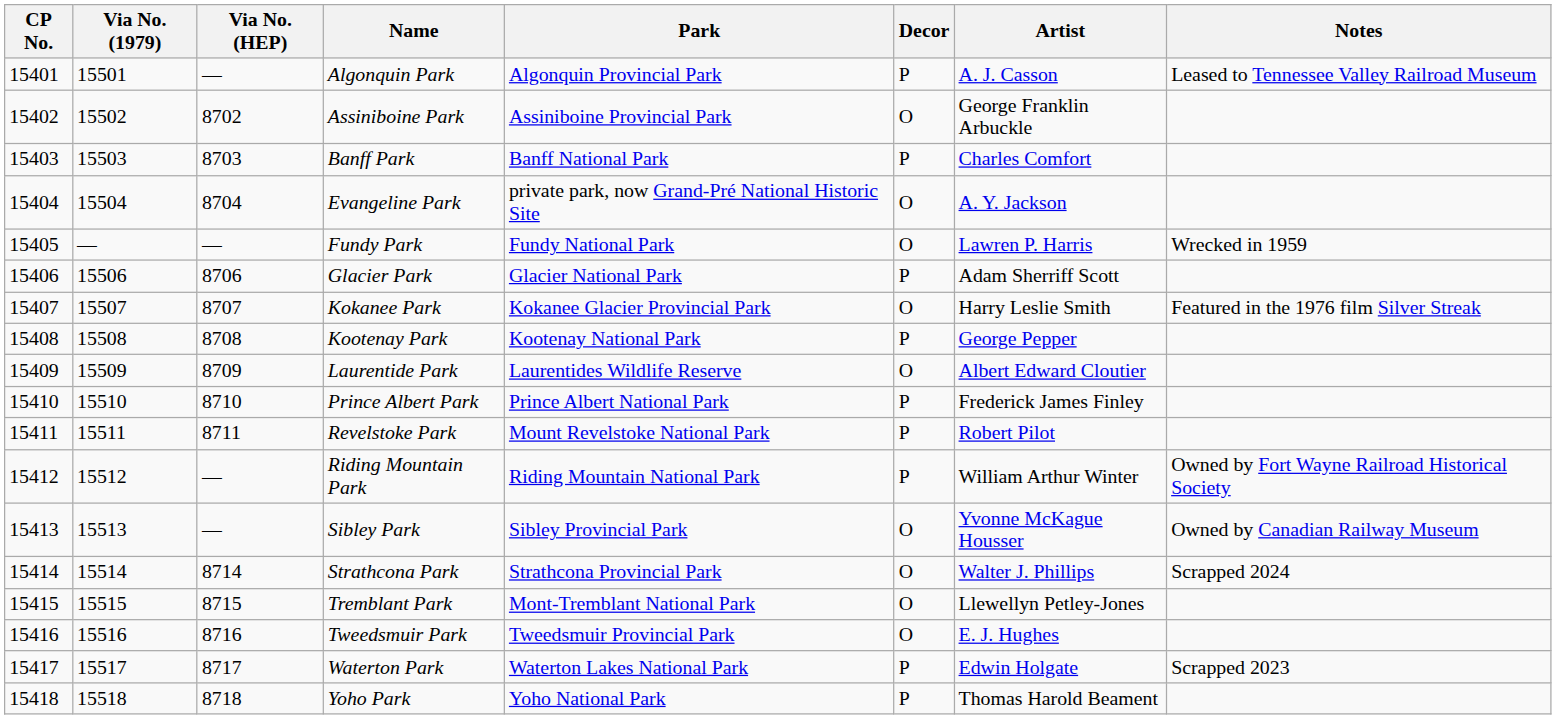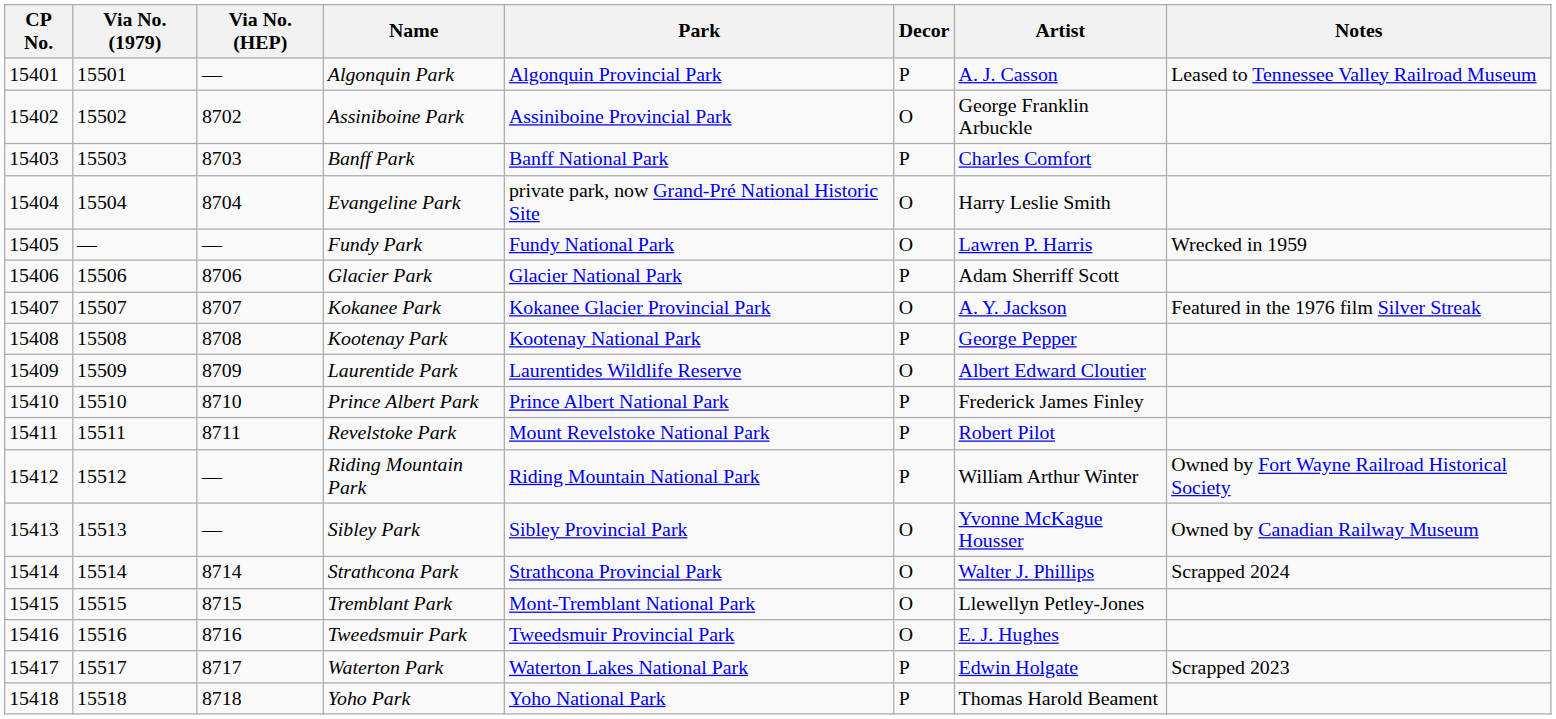(1013, 201) A. Y. Jackson -> (1035, 201) Harry Leslie Smith
(1035, 307) Harry Leslie Smith -> (1013, 307) A. Y. Jackson
